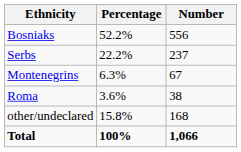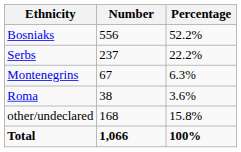columns swapped: (201, 14) <-> (131, 14)
